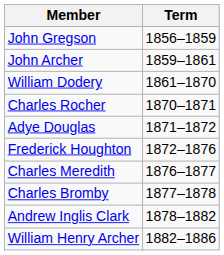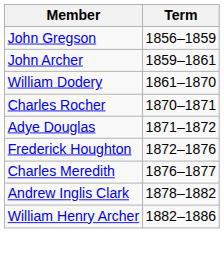- row: (58, 194)
